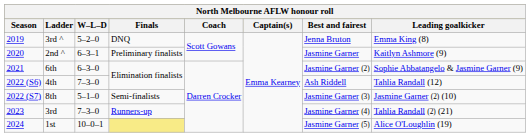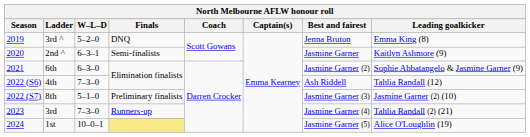(147, 54) Preliminary finalists -> (135, 54) Semi-finalists
(135, 96) Semi-finalists -> (147, 96) Preliminary finalists
